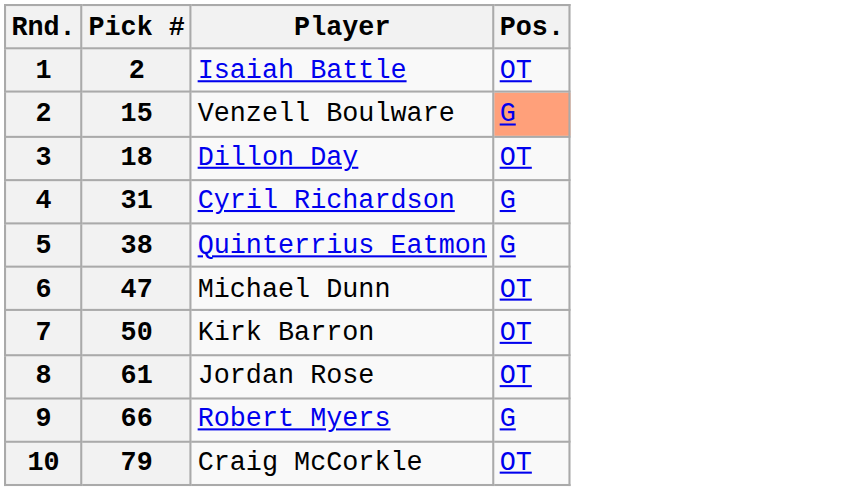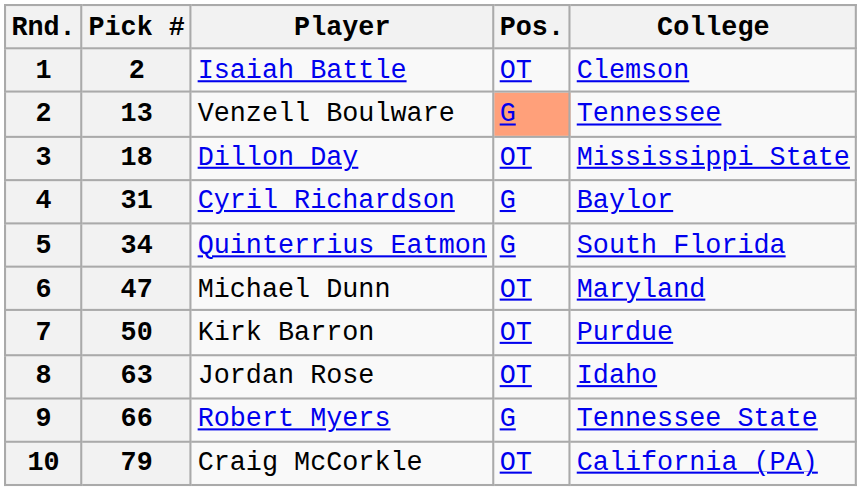+ column: (713, 27)
(137, 114) 15 -> (137, 114) 13
(137, 245) 38 -> (137, 245) 34
(137, 376) 61 -> (137, 376) 63
